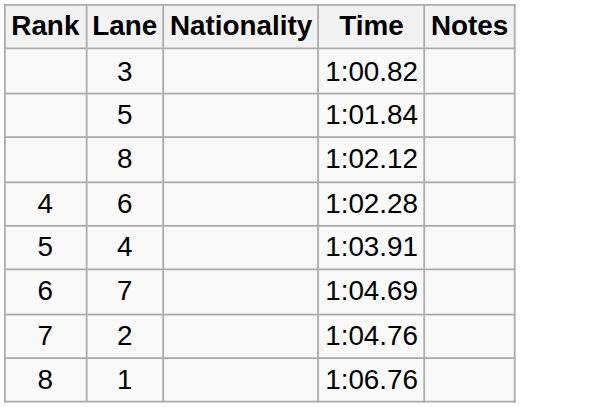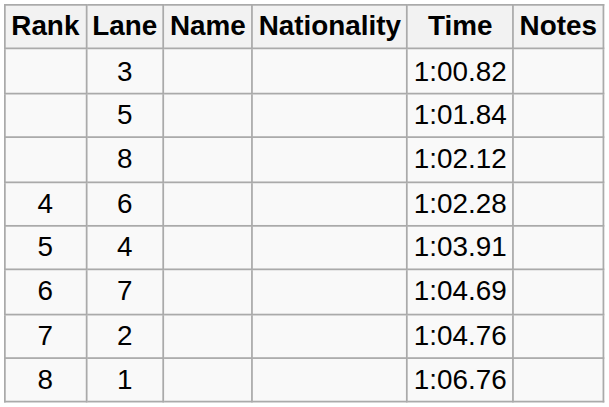+ column: (208, 26)
